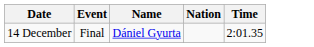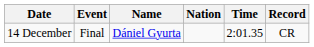+ column: (287, 14)
